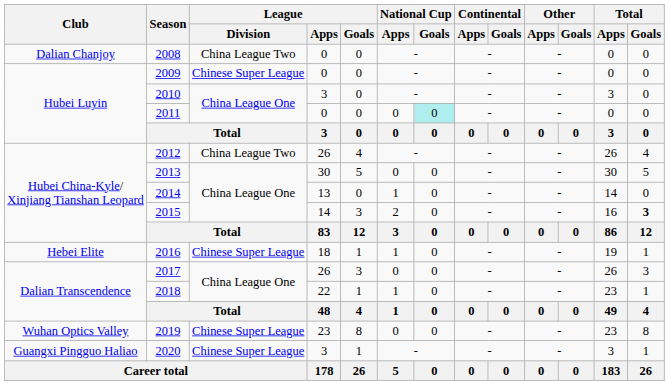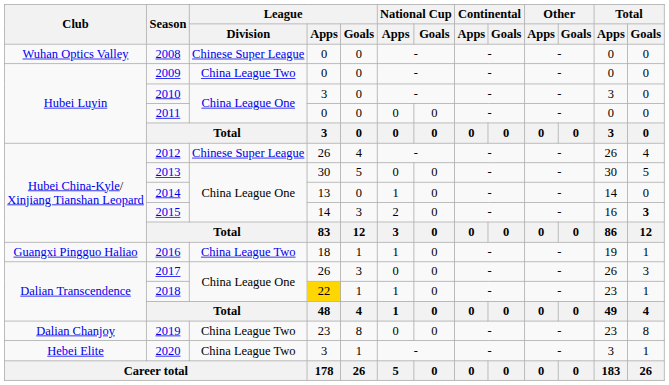(76, 53) Dalian Chanjoy -> (76, 53) Wuhan Optics Valley
(248, 53) China League Two -> (248, 53) Chinese Super League
(248, 73) Chinese Super League -> (248, 73) China League Two
(434, 113) paleturquoise background -> (434, 113) no background
(248, 152) China League Two -> (248, 152) Chinese Super League
(76, 251) Hebei Elite -> (76, 251) Guangxi Pingguo Haliao
(248, 251) Chinese Super League -> (248, 251) China League Two
(324, 291) no background -> (324, 291) gold background
(76, 331) Wuhan Optics Valley -> (76, 331) Dalian Chanjoy
(248, 331) Chinese Super League -> (248, 331) China League Two
(76, 350) Guangxi Pingguo Haliao -> (76, 350) Hebei Elite
(248, 350) Chinese Super League -> (248, 350) China League Two
